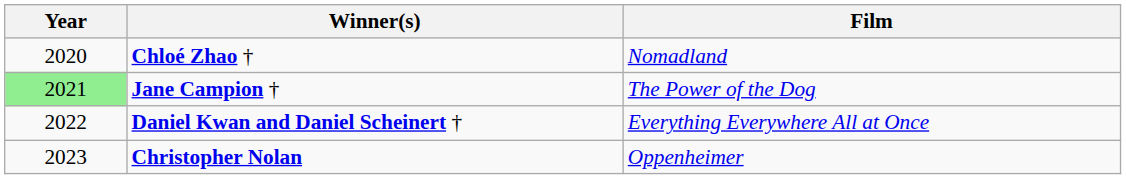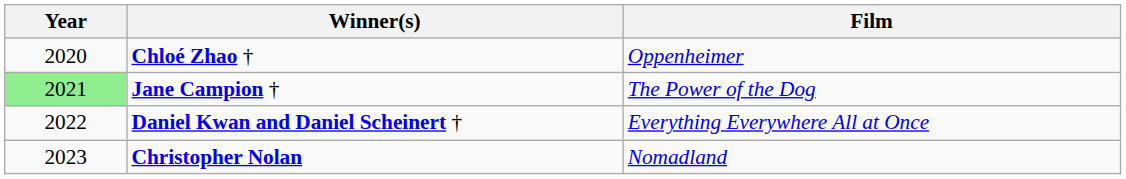(677, 55) Nomadland -> (686, 55) Oppenheimer
(686, 156) Oppenheimer -> (677, 156) Nomadland
